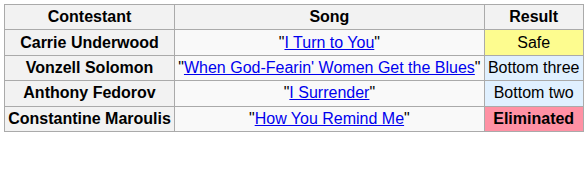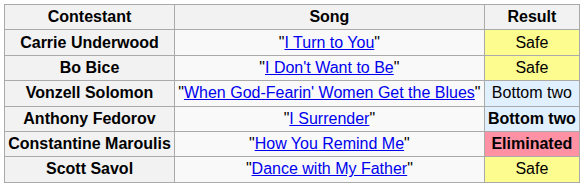+ row: (90, 67)
(534, 67) Bottom three -> (532, 93) Bottom two
(534, 93) normal -> (532, 118) bold
+ row: (90, 169)
